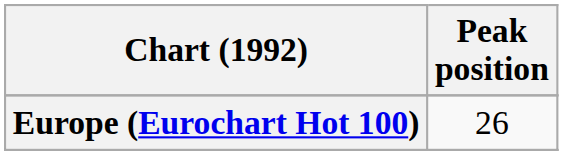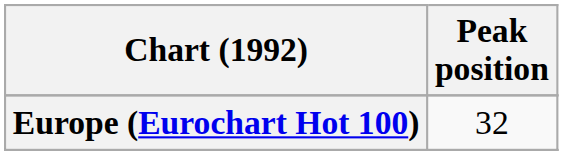(492, 122) 26 -> (492, 122) 32
